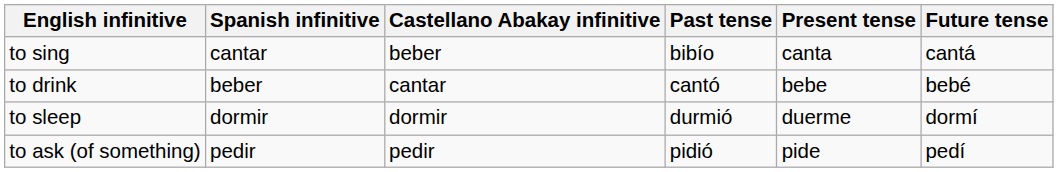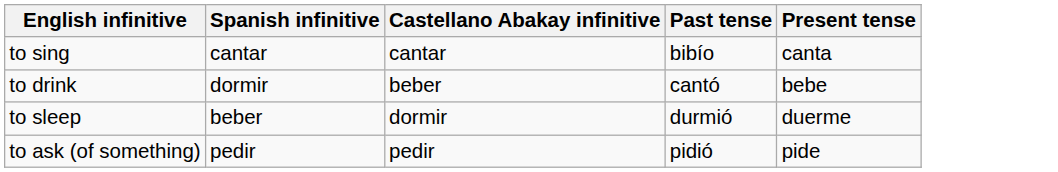- column: (987, 20)
(415, 53) beber -> (417, 53) cantar
(236, 85) beber -> (239, 85) dormir
(417, 85) cantar -> (415, 85) beber
(239, 118) dormir -> (236, 118) beber
